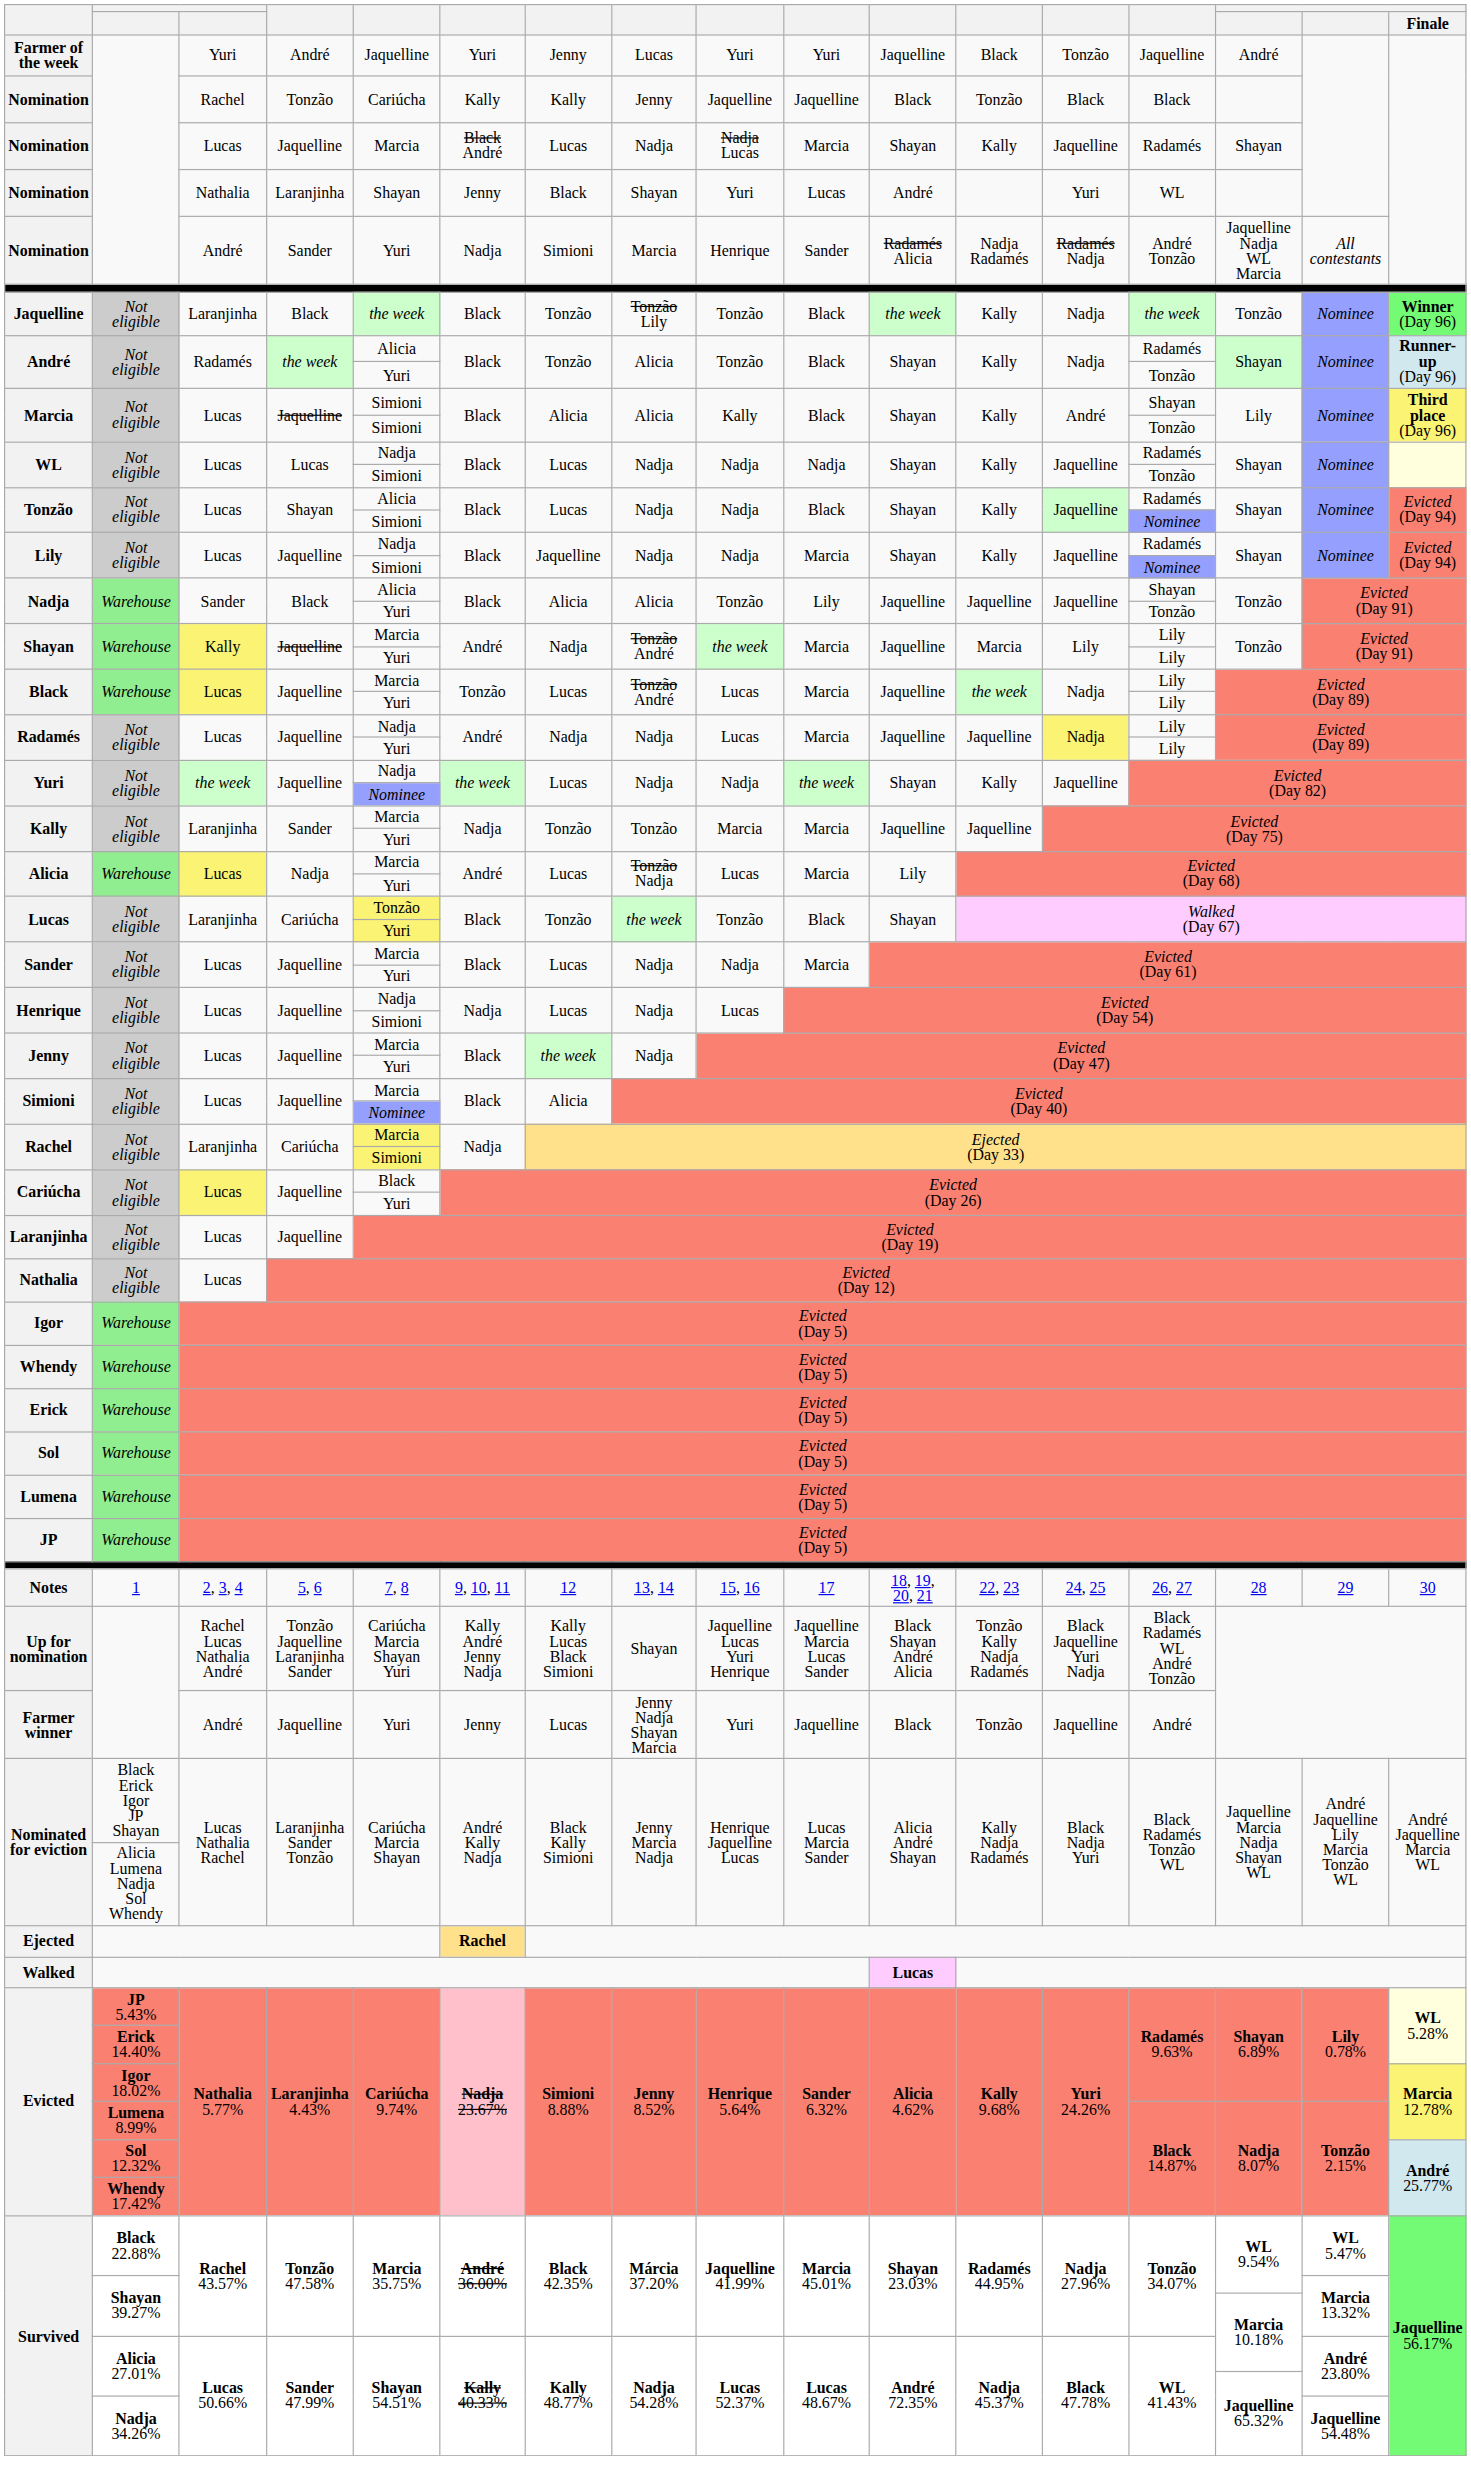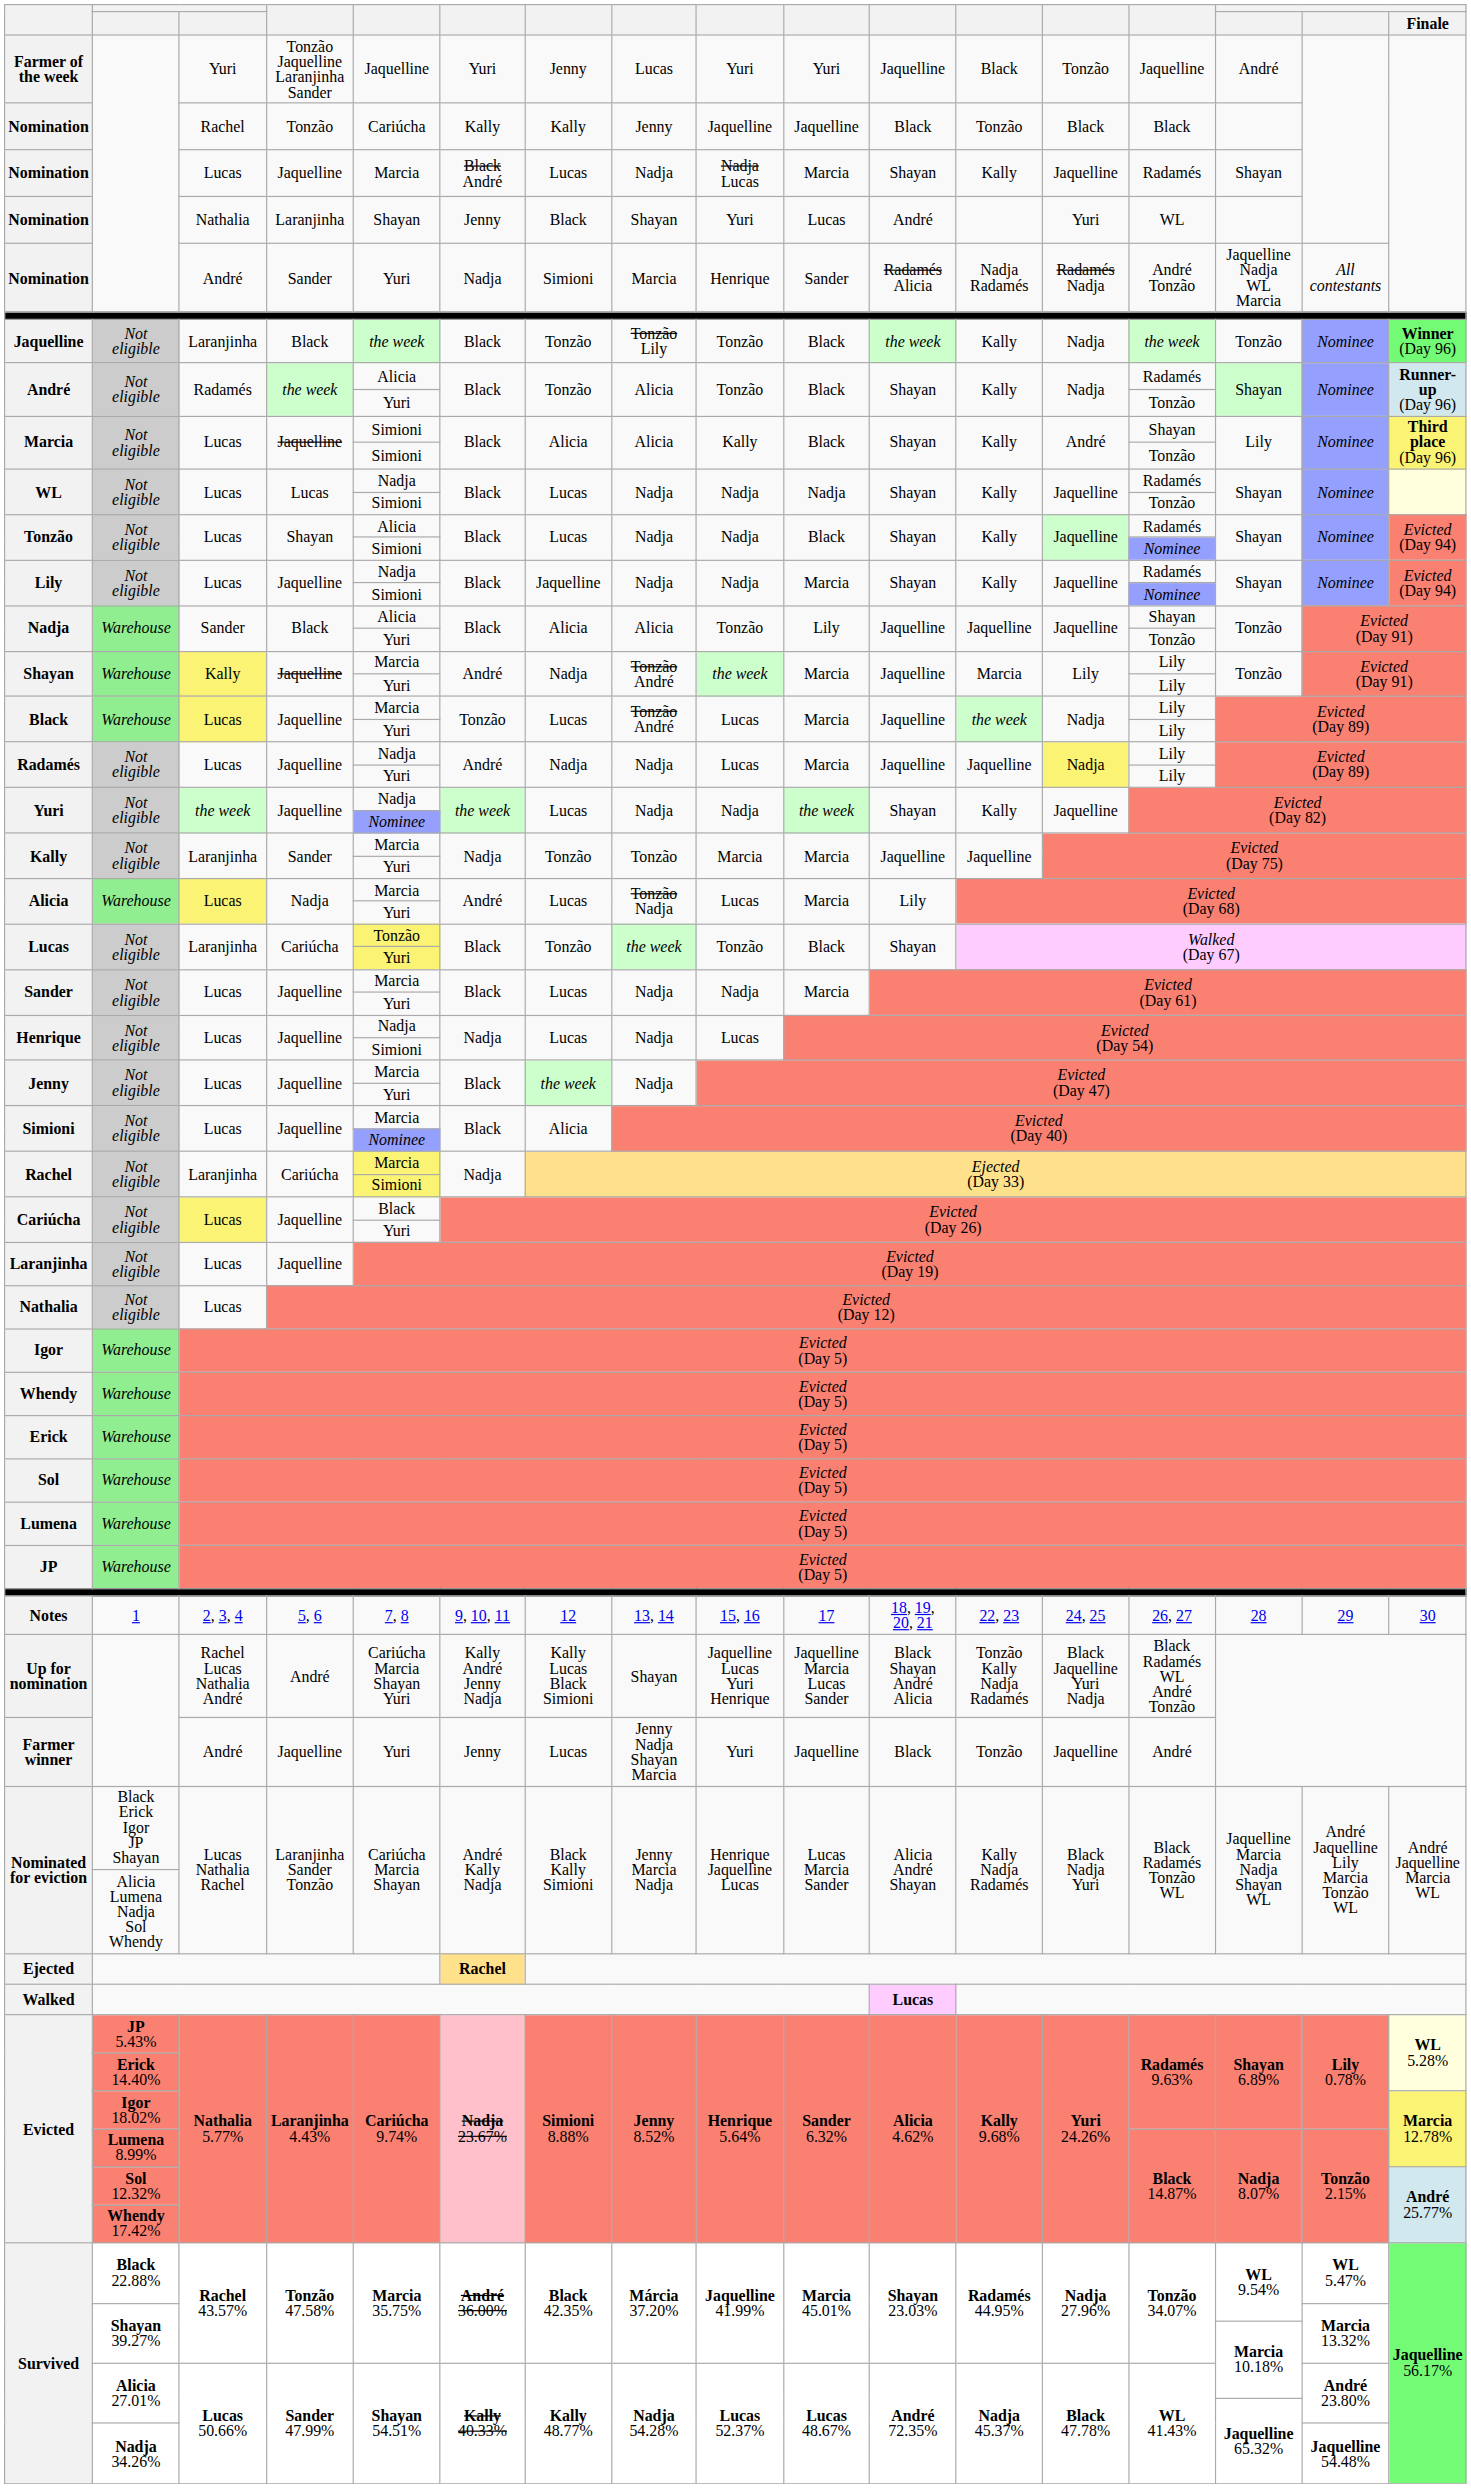(310, 55) André -> (310, 69) Tonzão Jaquelline Laranjinha Sander
(310, 1648) Tonzão Jaquelline Laranjinha Sander -> (310, 1676) André
